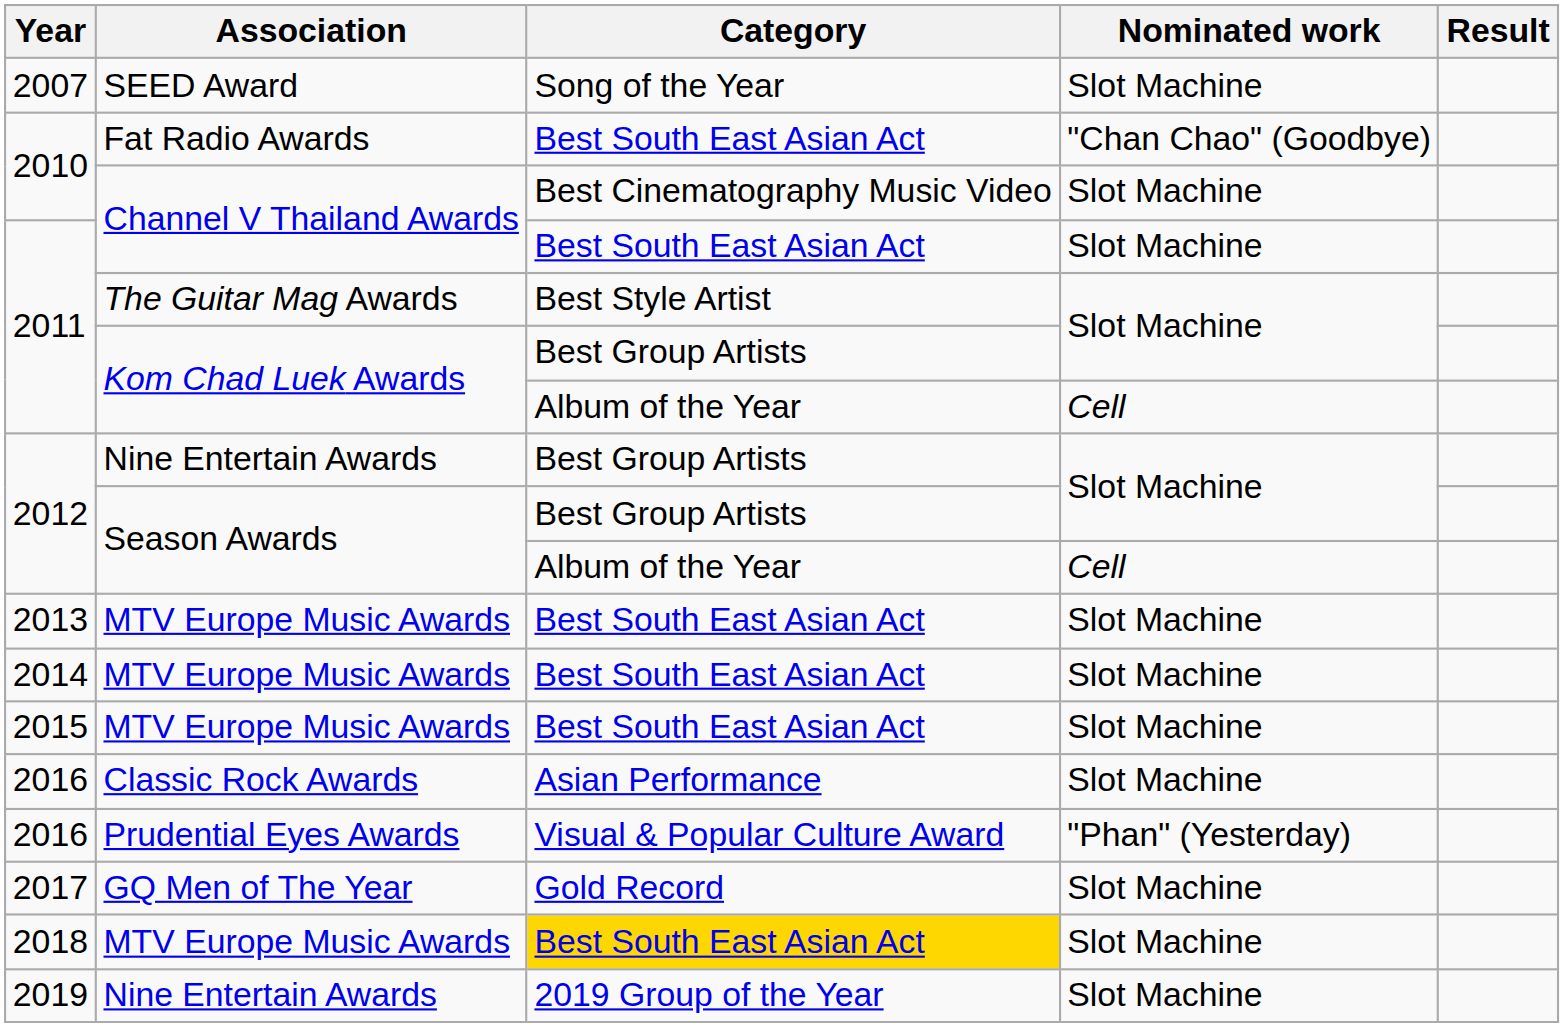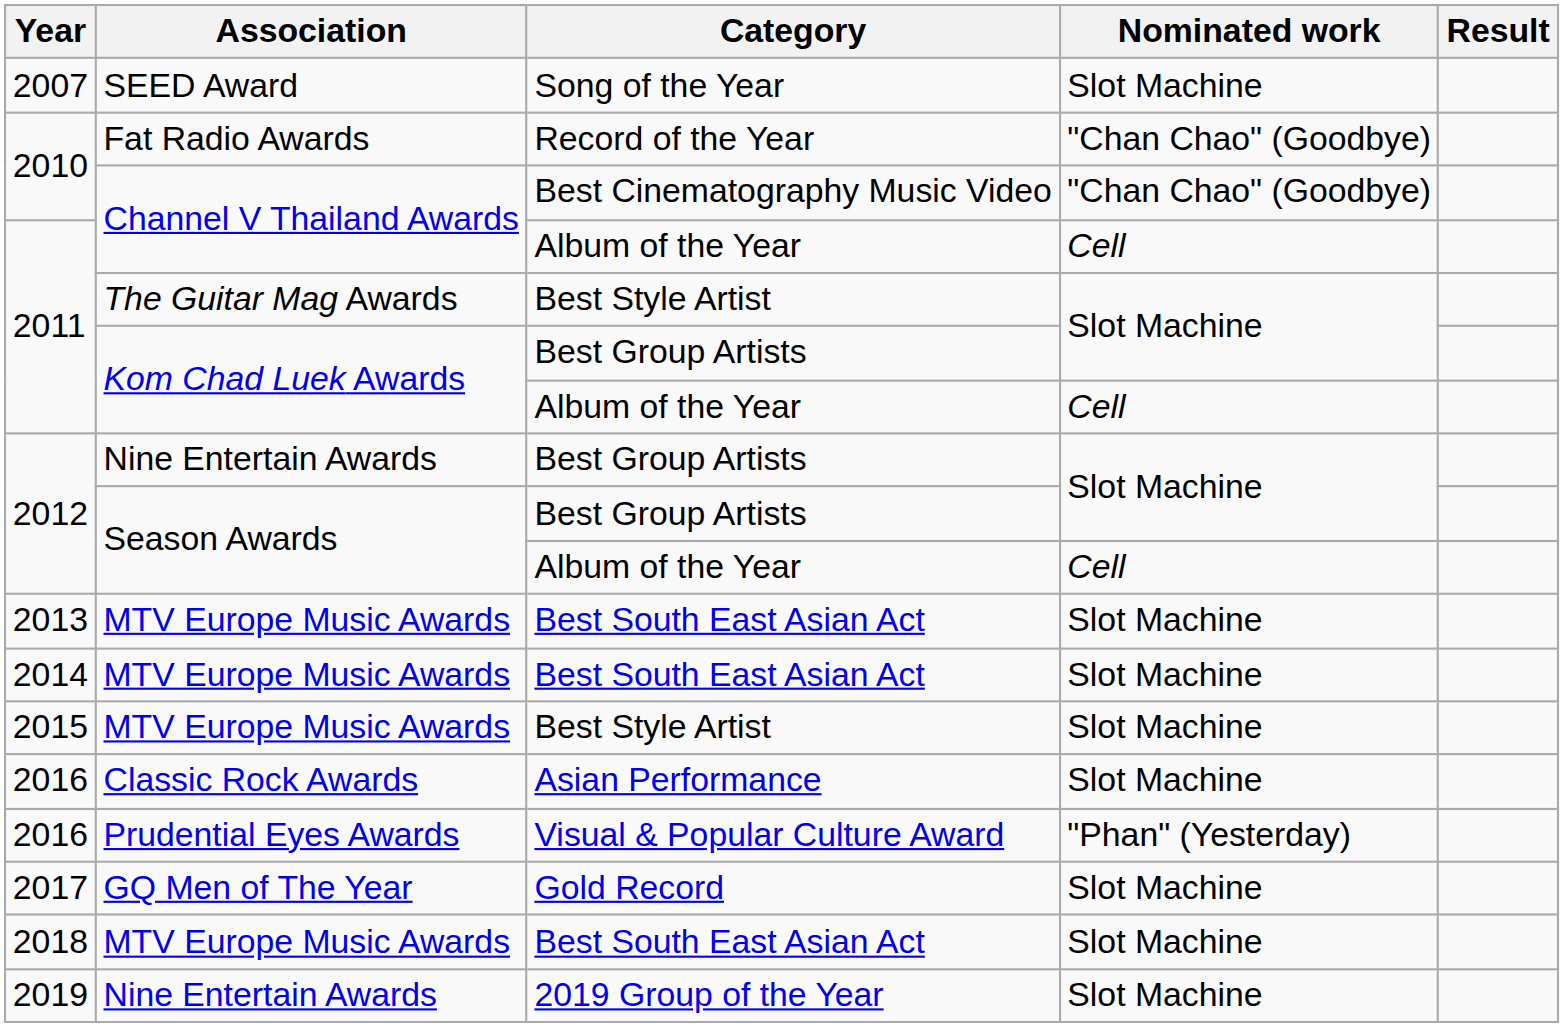(730, 138) Best South East Asian Act -> (674, 138) Record of the Year
(1165, 191) Slot Machine -> (1249, 191) "Chan Chao" (Goodbye)
(730, 245) Best South East Asian Act -> (668, 245) Album of the Year
(1165, 245) Slot Machine -> (1096, 245) Cell
(730, 727) Best South East Asian Act -> (653, 727) Best Style Artist
(730, 941) gold background -> (730, 941) no background
